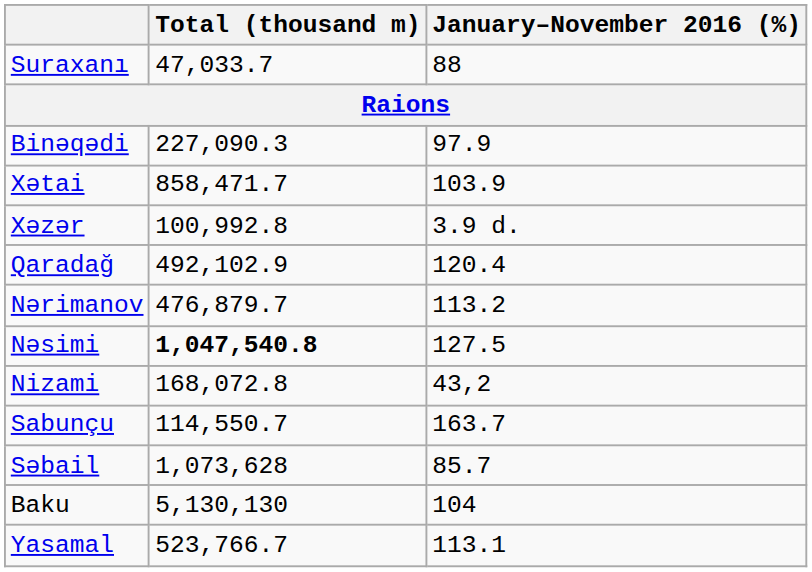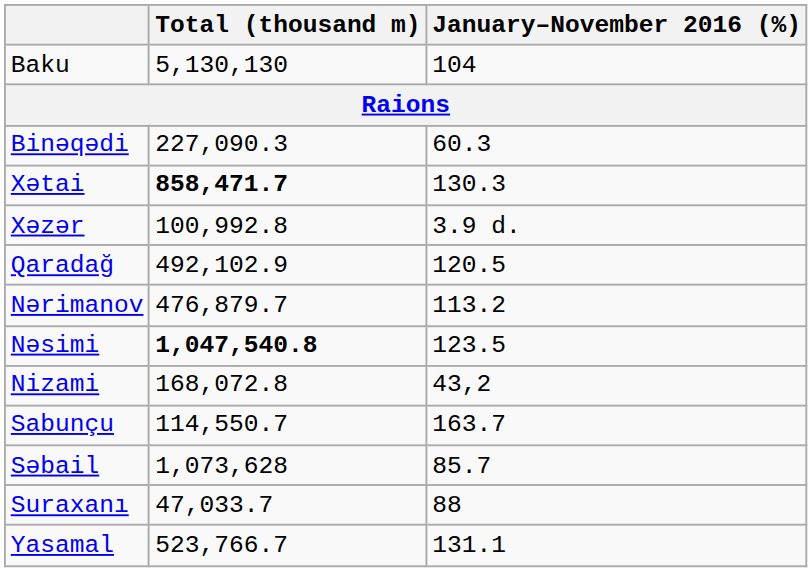rows swapped: (40, 505) <-> (70, 65)
(462, 145) 97.9 -> (462, 145) 60.3
(222, 185) normal -> (222, 185) bold
(469, 185) 103.9 -> (469, 185) 130.3
(469, 265) 120.4 -> (469, 265) 120.5
(469, 345) 127.5 -> (469, 345) 123.5
(469, 546) 113.1 -> (469, 546) 131.1
